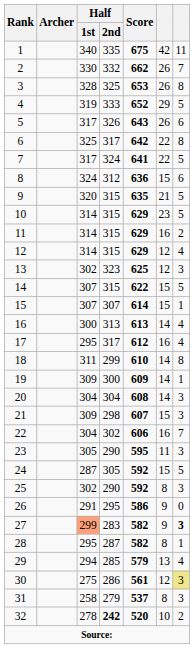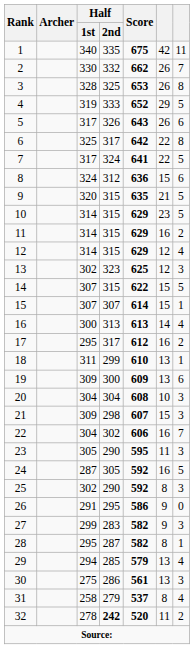(181, 342) 4 -> (181, 342) 2
(164, 360) 14 -> (164, 360) 13
(181, 360) 8 -> (181, 360) 1
(164, 379) 14 -> (164, 379) 13
(181, 379) 1 -> (181, 379) 6
(164, 397) 14 -> (164, 397) 10
(164, 470) 15 -> (164, 470) 16
(88, 525) lightsalmon background -> (88, 525) no background
(181, 525) bold -> (181, 525) normal
(164, 580) 12 -> (164, 580) 13
(181, 580) khaki background -> (181, 580) no background
(181, 598) 3 -> (181, 598) 4
(164, 616) 10 -> (164, 616) 11
